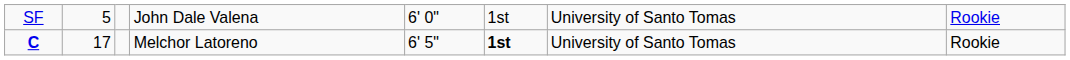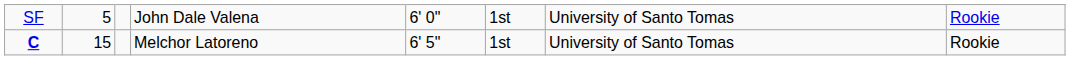(102, 43) 17 -> (102, 43) 15
(499, 43) bold -> (500, 43) normal
